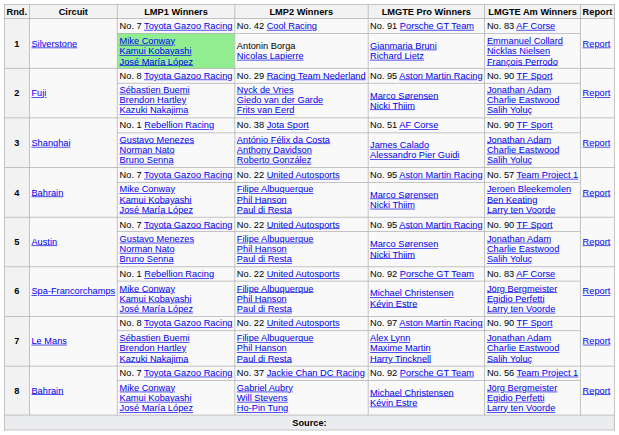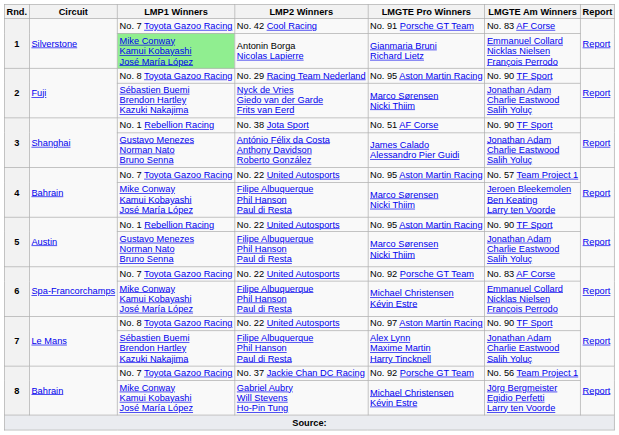(176, 224) No. 7 Toyota Gazoo Racing -> (167, 224) No. 1 Rebellion Racing
(167, 274) No. 1 Rebellion Racing -> (176, 274) No. 7 Toyota Gazoo Racing
(522, 298) Jörg Bergmeister Egidio Perfetti Larry ten Voorde -> (525, 298) Emmanuel Collard Nicklas Nielsen François Perrodo
